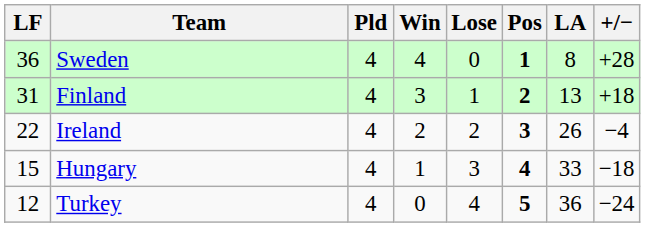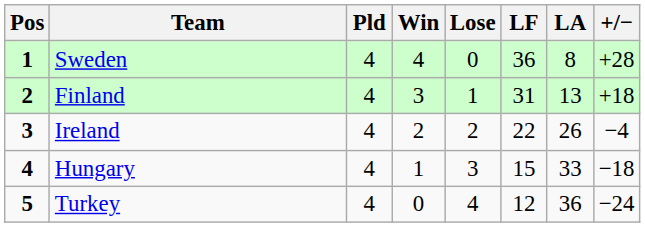columns swapped: (525, 22) <-> (28, 22)
